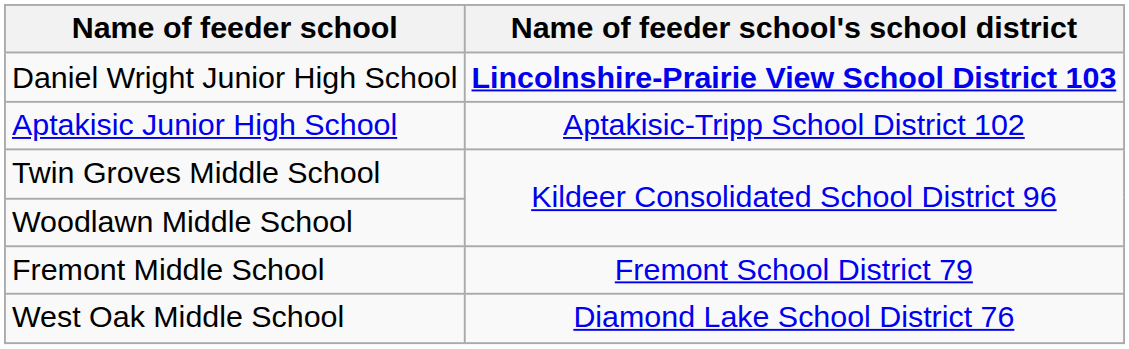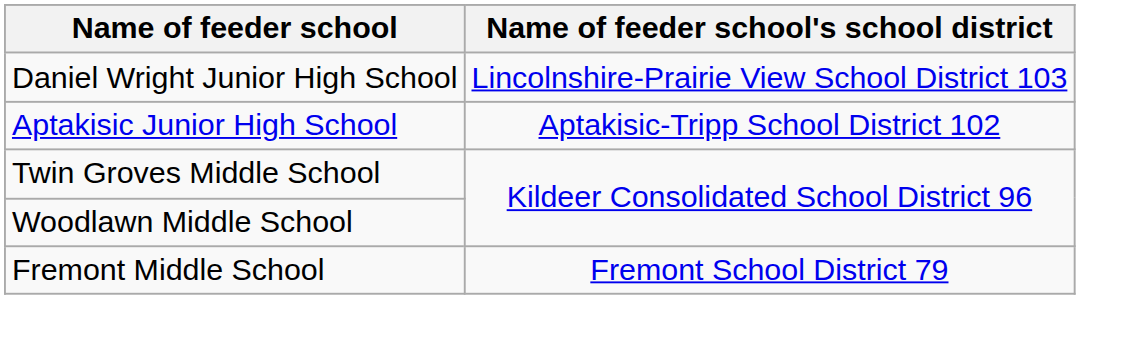(794, 76) bold -> (769, 76) normal
- row: (178, 317)
